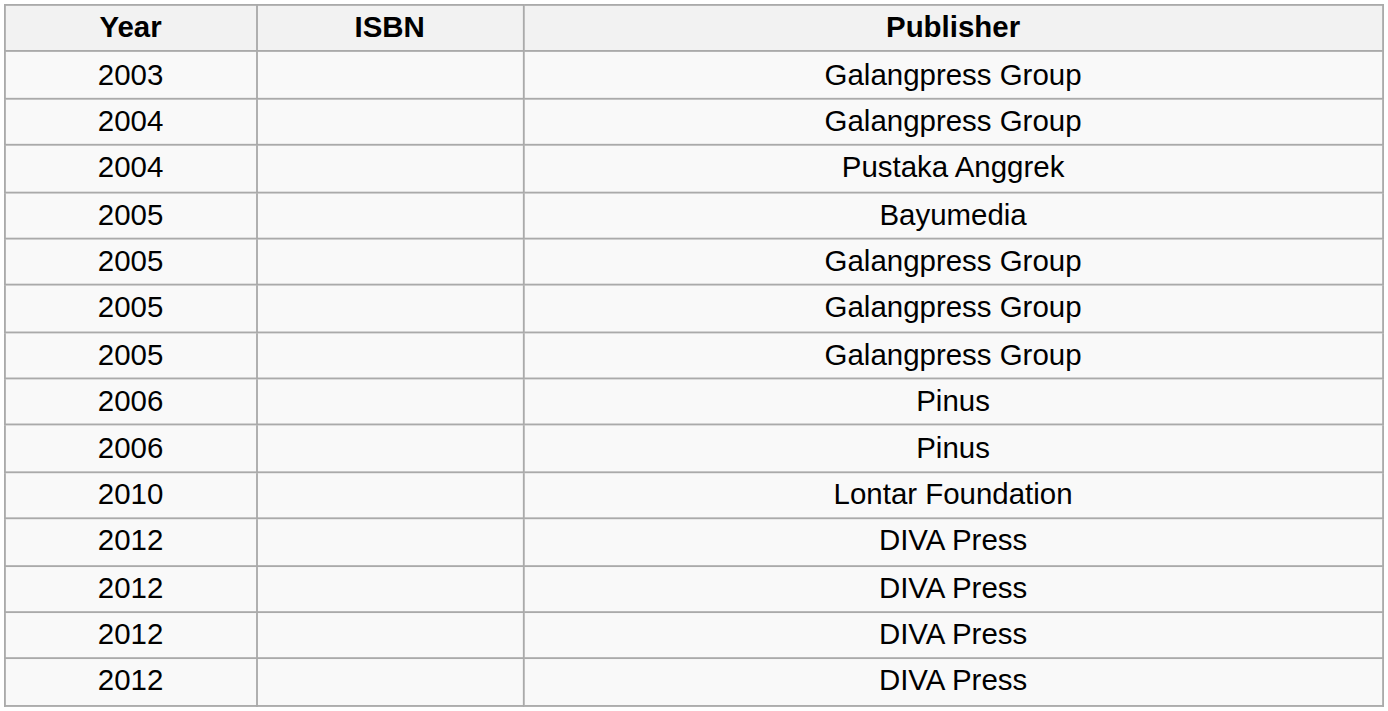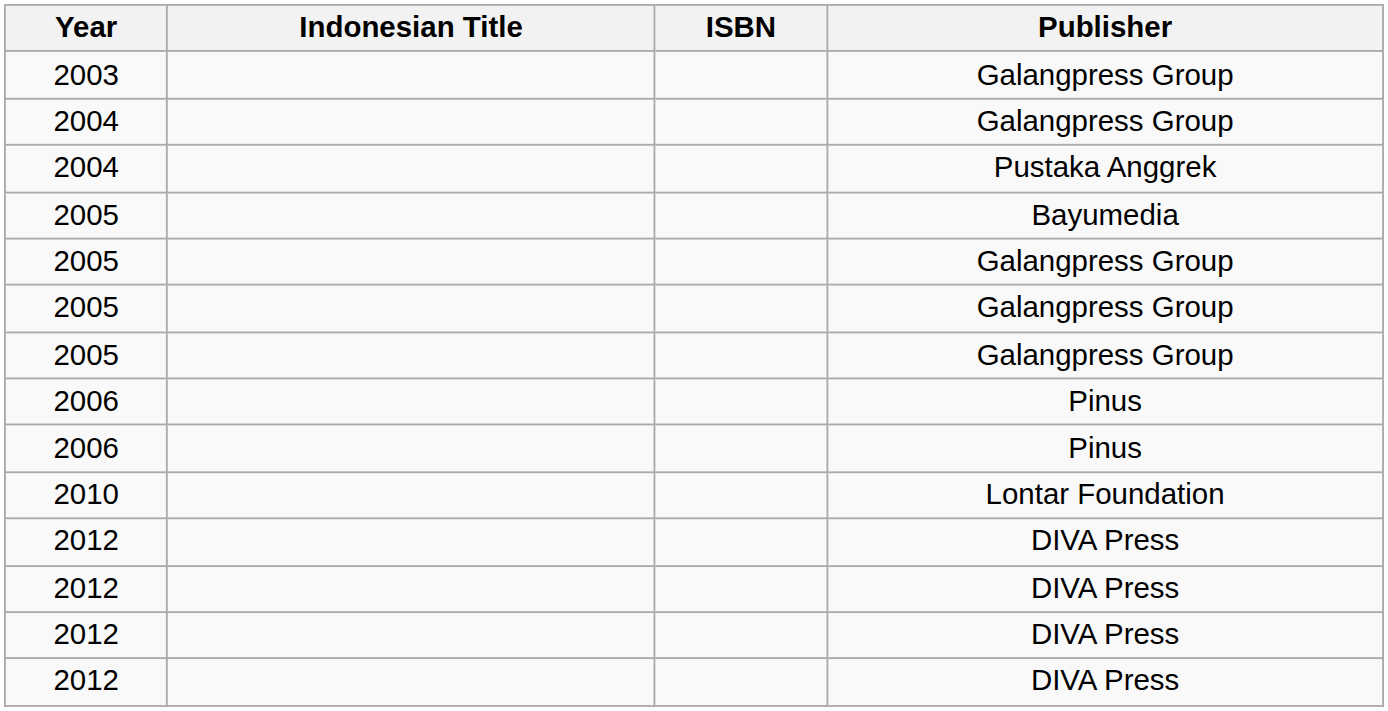+ column: (411, 27)
